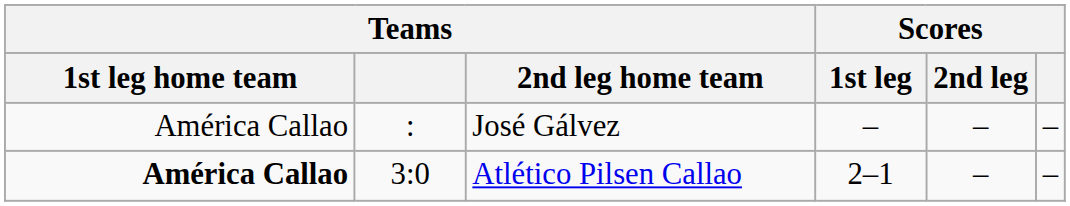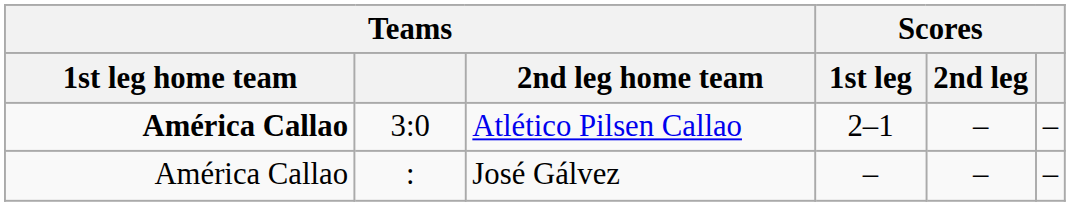rows swapped: (607, 175) <-> (546, 126)
